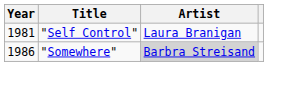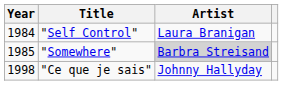(21, 33) 1981 -> (21, 33) 1984
(21, 52) 1986 -> (21, 52) 1985
+ row: (96, 70)
